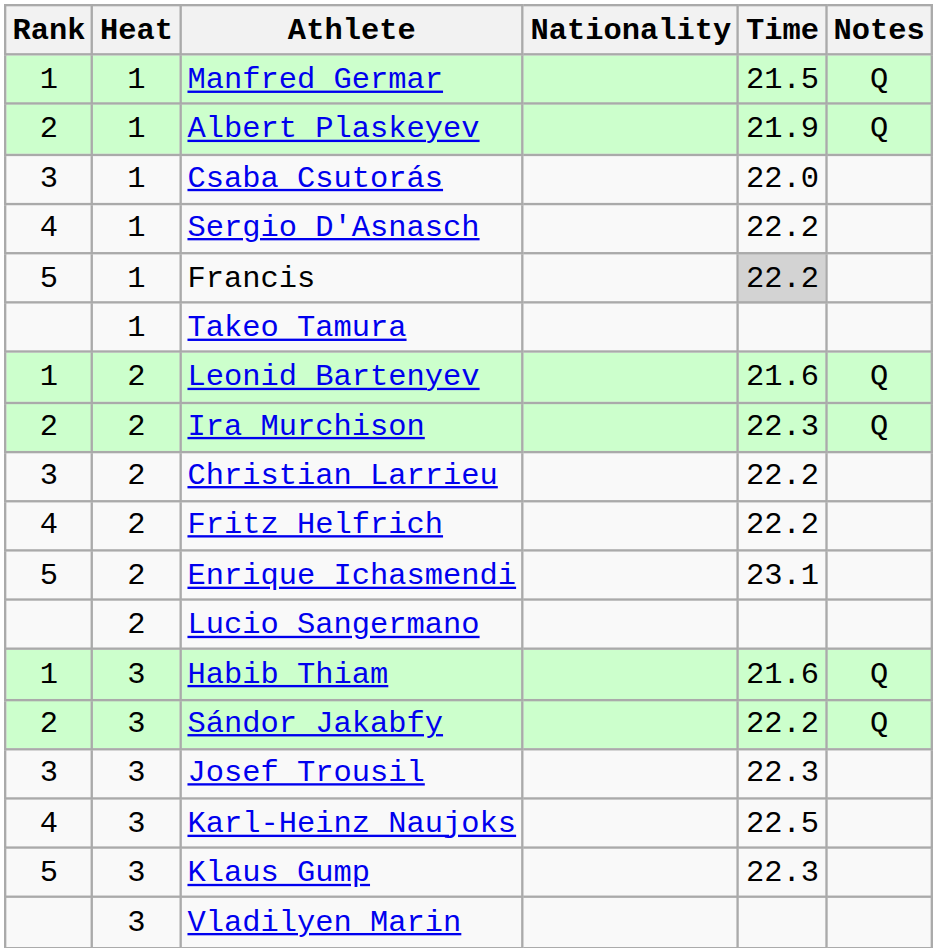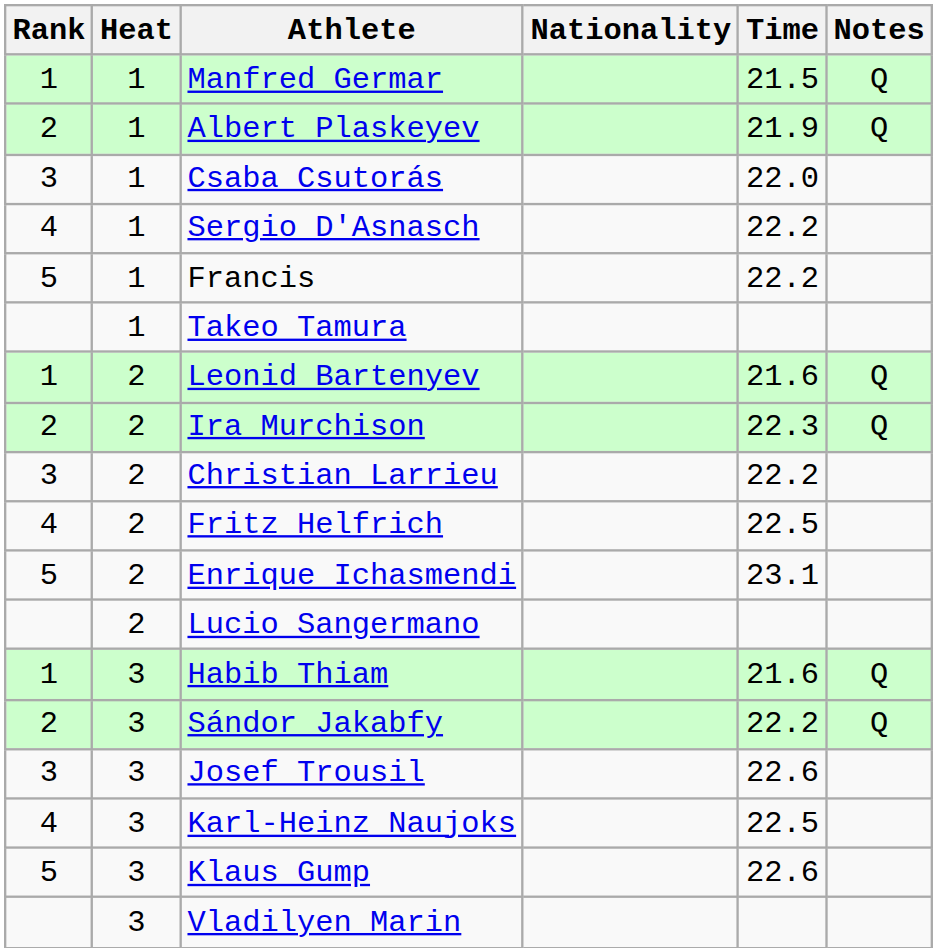(782, 278) lightgrey background -> (782, 278) no background
(782, 526) 22.2 -> (782, 526) 22.5
(782, 774) 22.3 -> (782, 774) 22.6
(782, 873) 22.3 -> (782, 873) 22.6
